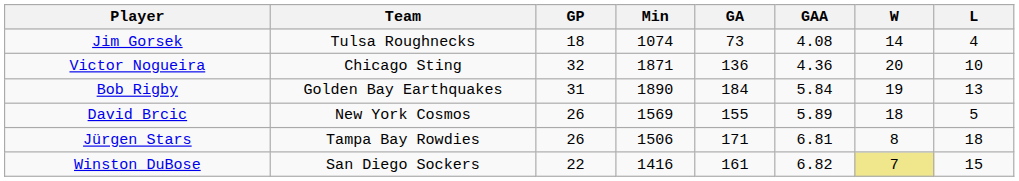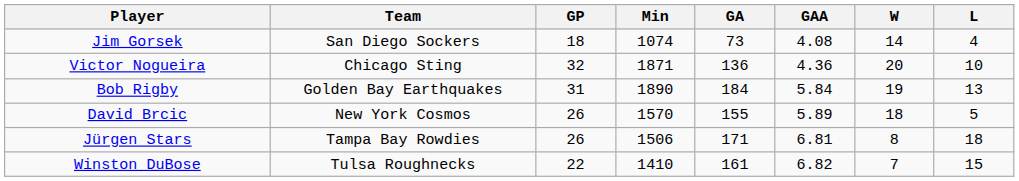(403, 41) Tulsa Roughnecks -> (403, 41) San Diego Sockers
(655, 115) 1569 -> (655, 115) 1570
(403, 164) San Diego Sockers -> (403, 164) Tulsa Roughnecks
(655, 164) 1416 -> (655, 164) 1410
(894, 164) khaki background -> (894, 164) no background
